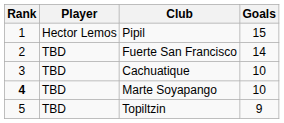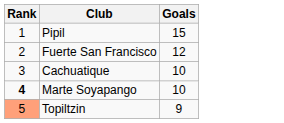- column: (79, 14)
(259, 52) 14 -> (179, 52) 12
(22, 109) no background -> (22, 109) lightsalmon background
